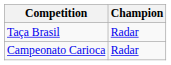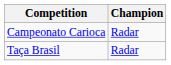rows swapped: (56, 50) <-> (33, 32)
